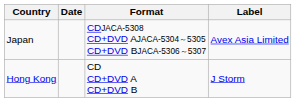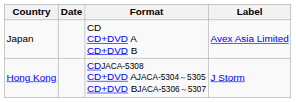(146, 39) CDJACA-5308 CD+DVD AJACA-5304～5305 CD+DVD BJACA-5306～5307 -> (112, 39) CD CD+DVD A CD+DVD B
(112, 78) CD CD+DVD A CD+DVD B -> (146, 77) CDJACA-5308 CD+DVD AJACA-5304～5305 CD+DVD BJACA-5306～5307
